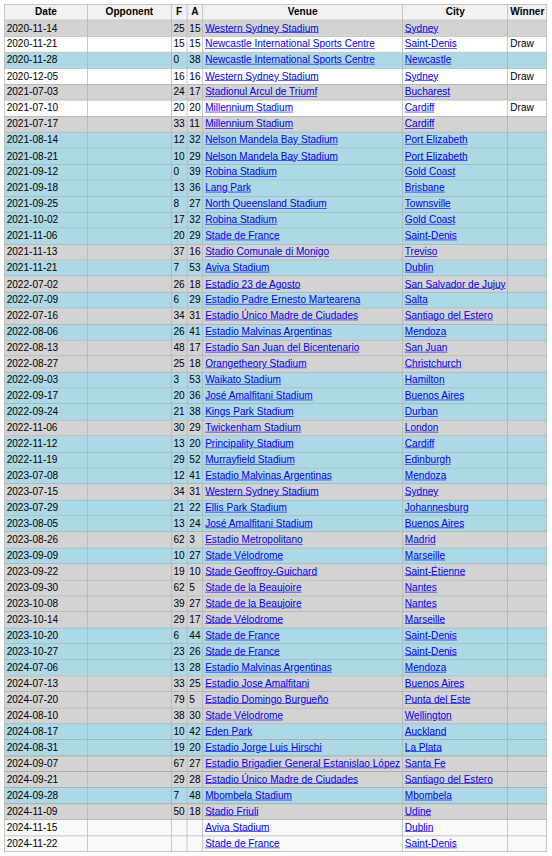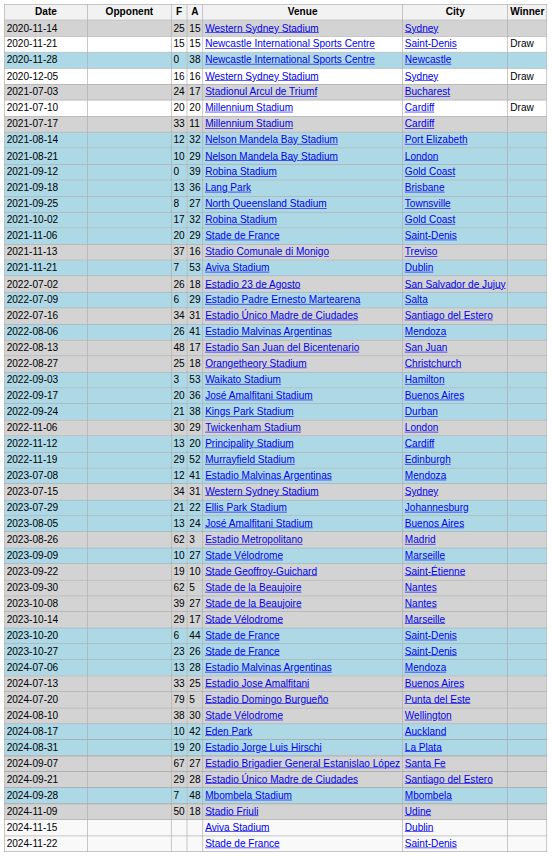(436, 156) Port Elizabeth -> (422, 156) London
